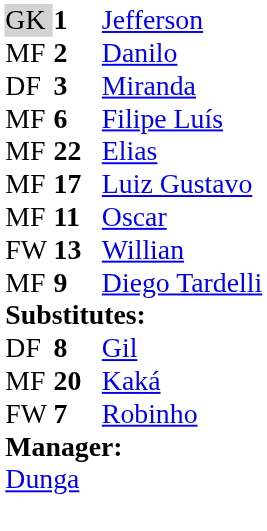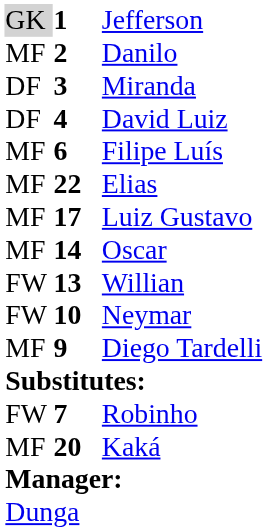+ row: (165, 118)
(67, 216) 11 -> (67, 249) 14
+ row: (147, 315)
- row: (120, 348)
rows swapped: (150, 413) <-> (131, 380)
